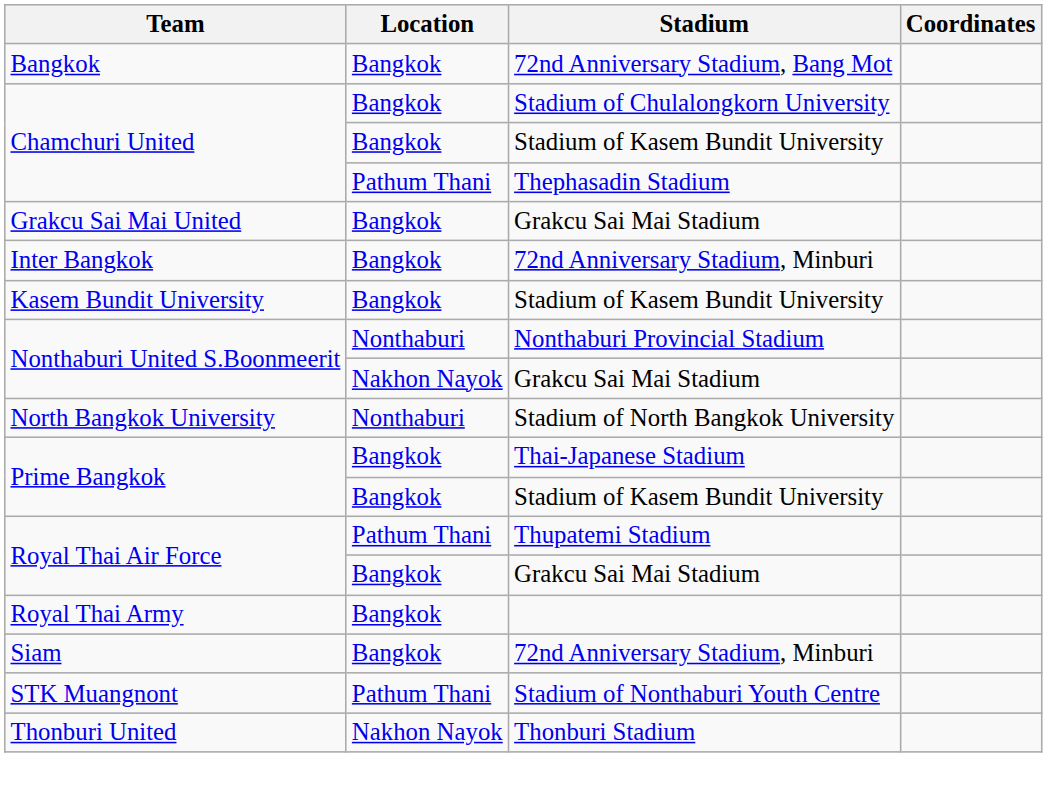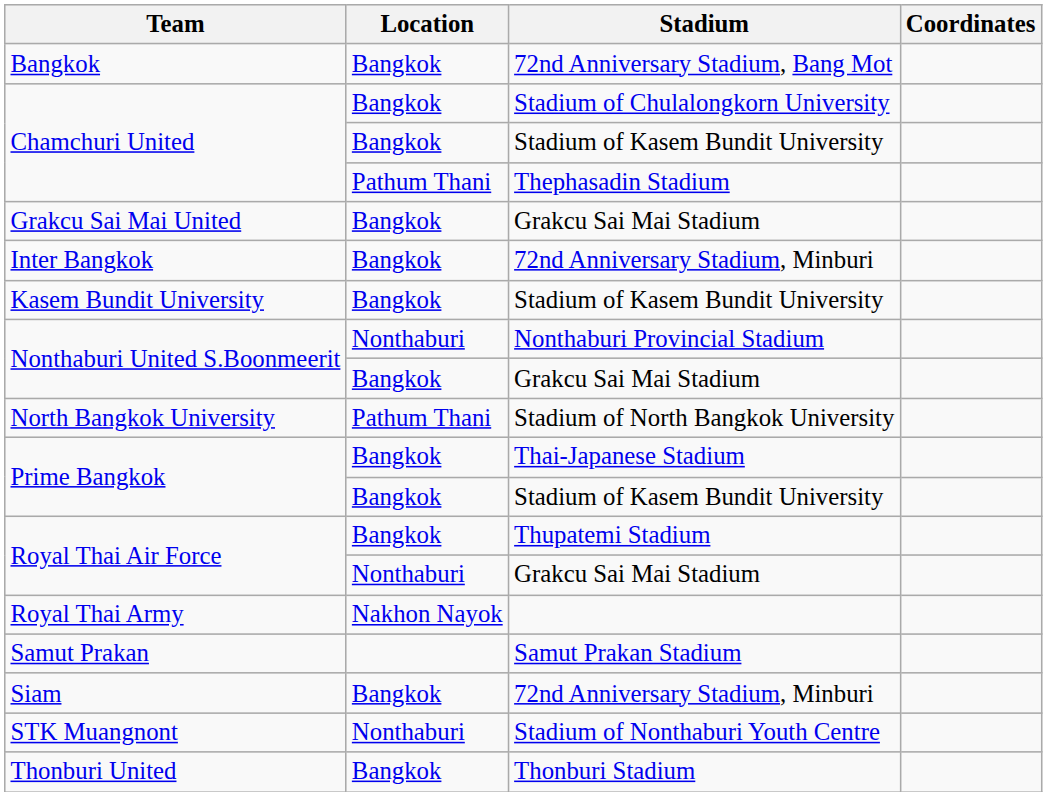(427, 378) Nakhon Nayok -> (397, 378) Bangkok
(408, 417) Nonthaburi -> (422, 417) Pathum Thani
(422, 535) Pathum Thani -> (397, 535) Bangkok
(397, 574) Bangkok -> (408, 574) Nonthaburi
(397, 614) Bangkok -> (427, 614) Nakhon Nayok
+ row: (80, 653)
(422, 692) Pathum Thani -> (408, 732) Nonthaburi
(427, 732) Nakhon Nayok -> (397, 771) Bangkok
